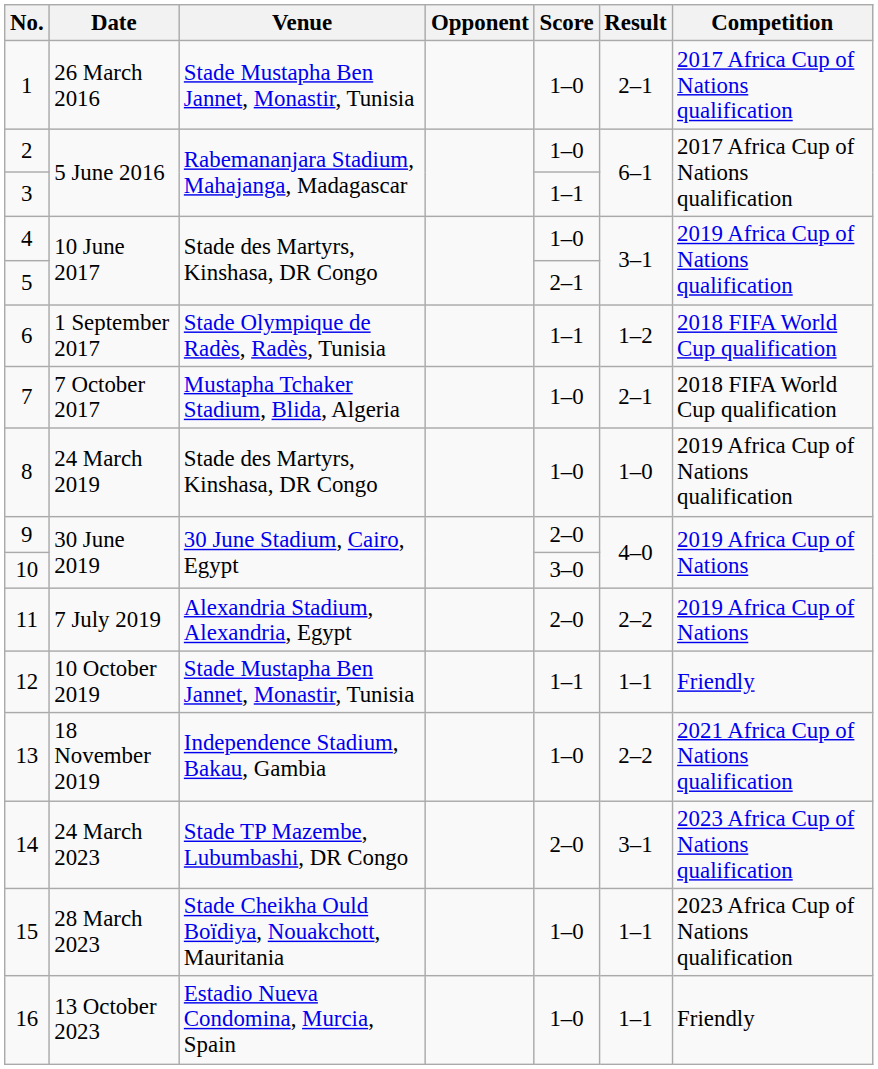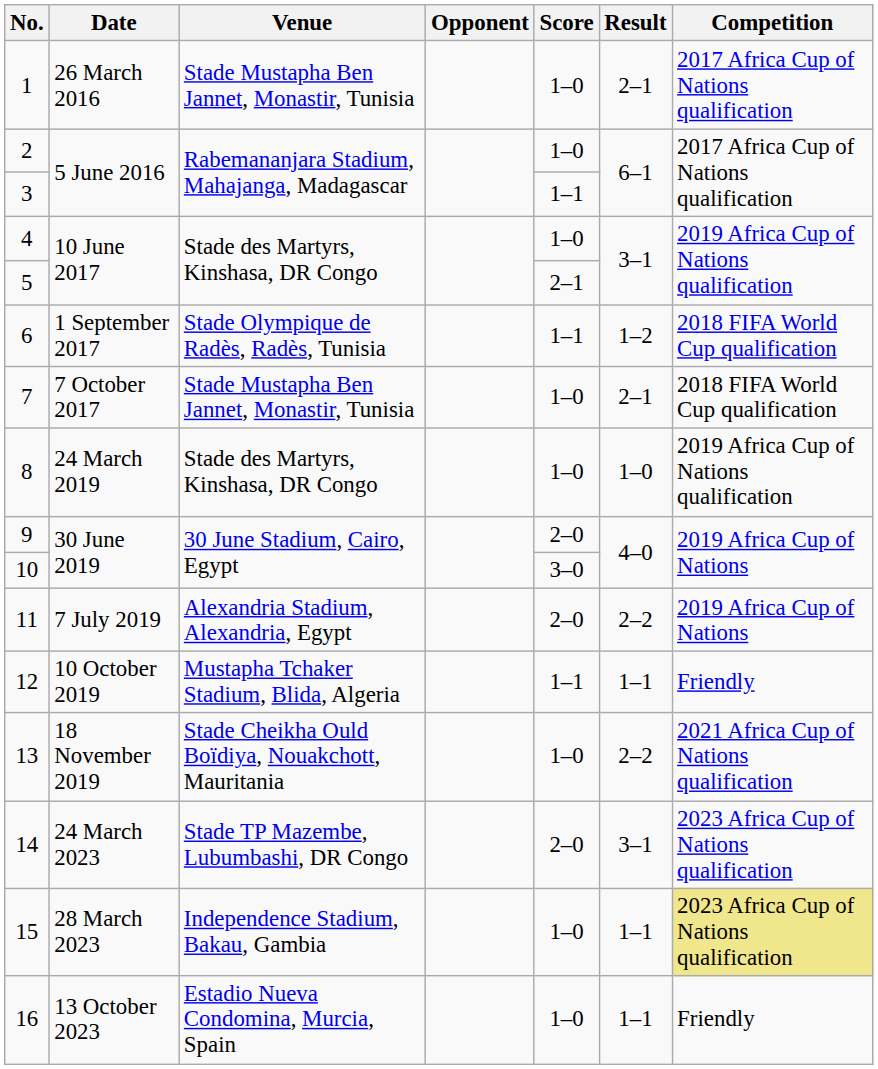(292, 397) Mustapha Tchaker Stadium, Blida, Algeria -> (299, 397) Stade Mustapha Ben Jannet, Monastir, Tunisia
(299, 681) Stade Mustapha Ben Jannet, Monastir, Tunisia -> (292, 681) Mustapha Tchaker Stadium, Blida, Algeria
(291, 756) Independence Stadium, Bakau, Gambia -> (282, 756) Stade Cheikha Ould Boïdiya, Nouakchott, Mauritania
(282, 931) Stade Cheikha Ould Boïdiya, Nouakchott, Mauritania -> (291, 931) Independence Stadium, Bakau, Gambia
(766, 931) no background -> (766, 931) khaki background
